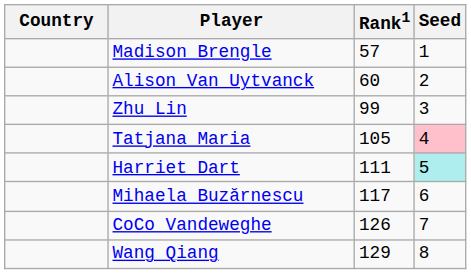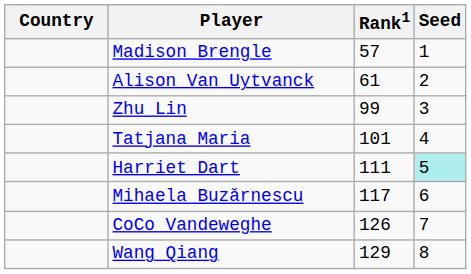(370, 81) 60 -> (370, 81) 61
(375, 139) 105 -> (375, 139) 101
(424, 139) pink background -> (424, 139) no background
